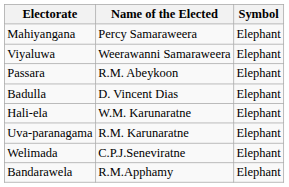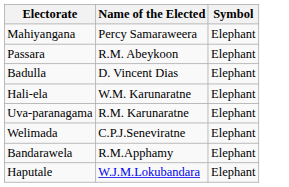- row: (31, 53)
+ row: (30, 172)
